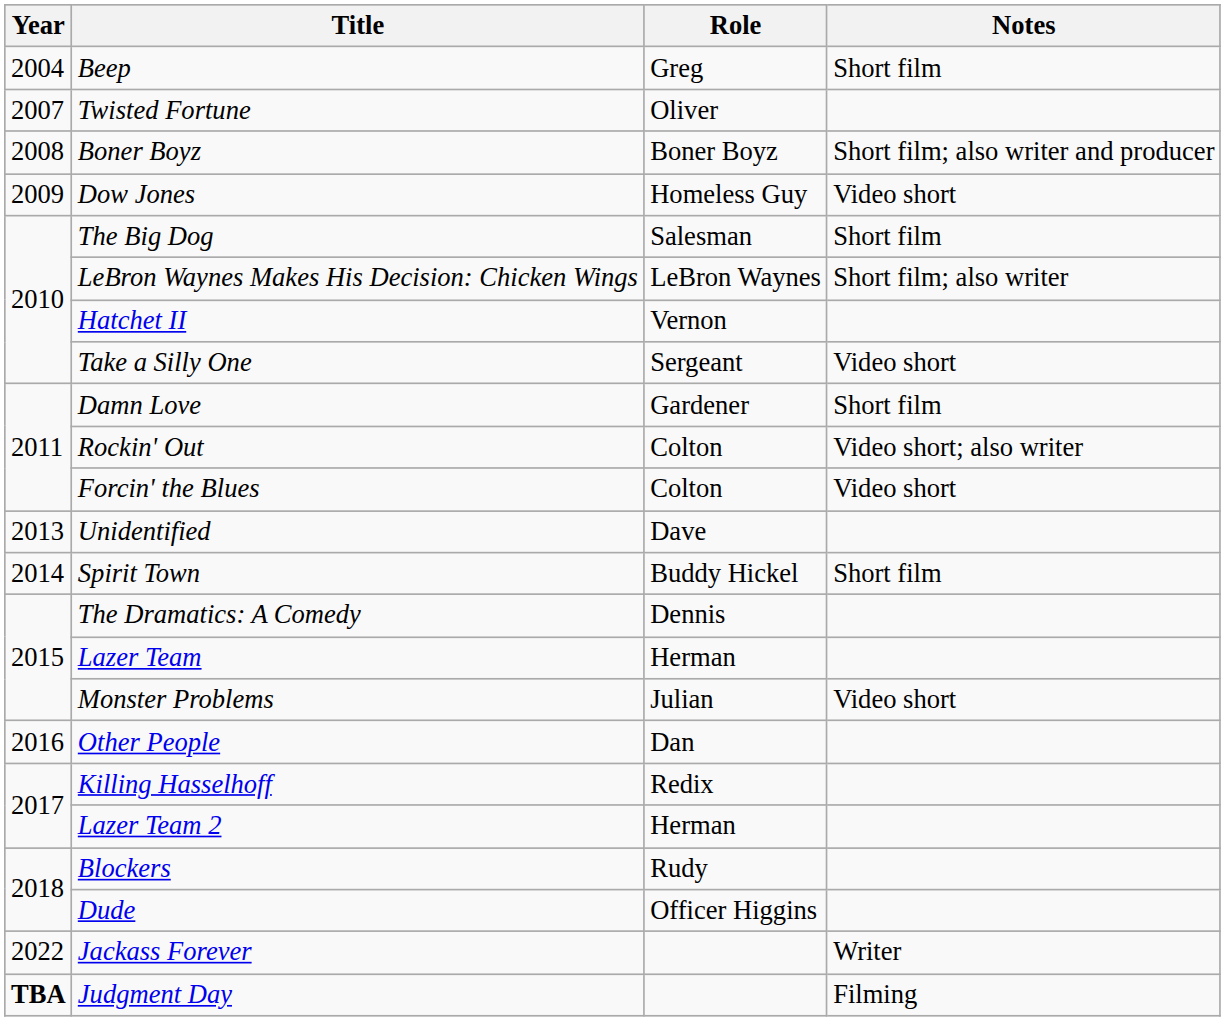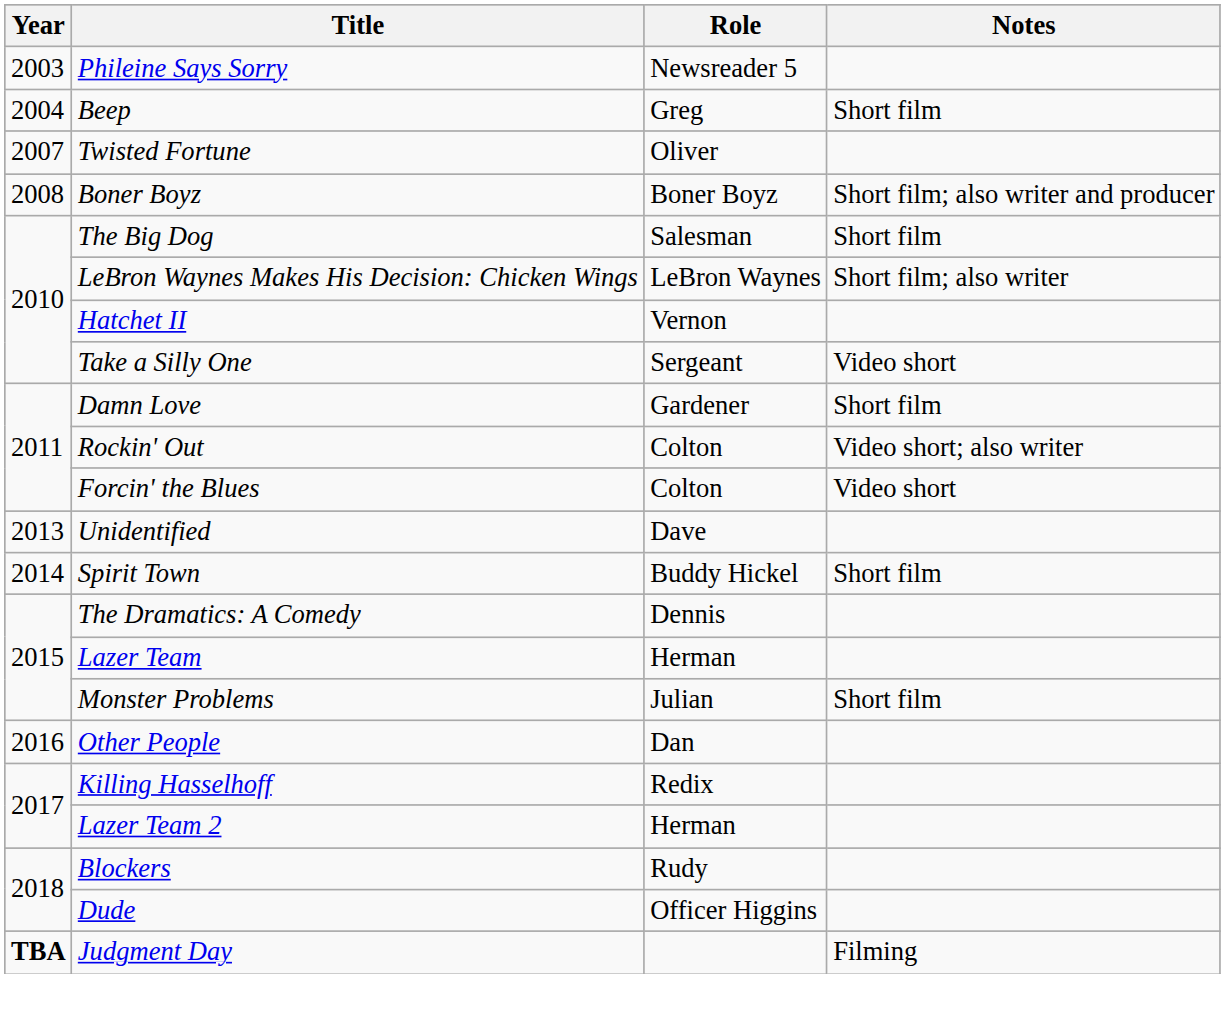+ row: (183, 67)
- row: (136, 194)
(895, 699) Video short -> (887, 699) Short film
- row: (165, 952)
